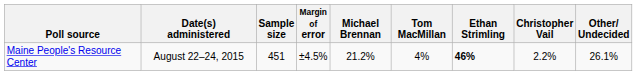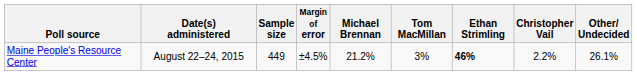(276, 56) 451 -> (276, 56) 449
(422, 56) 4% -> (422, 56) 3%
